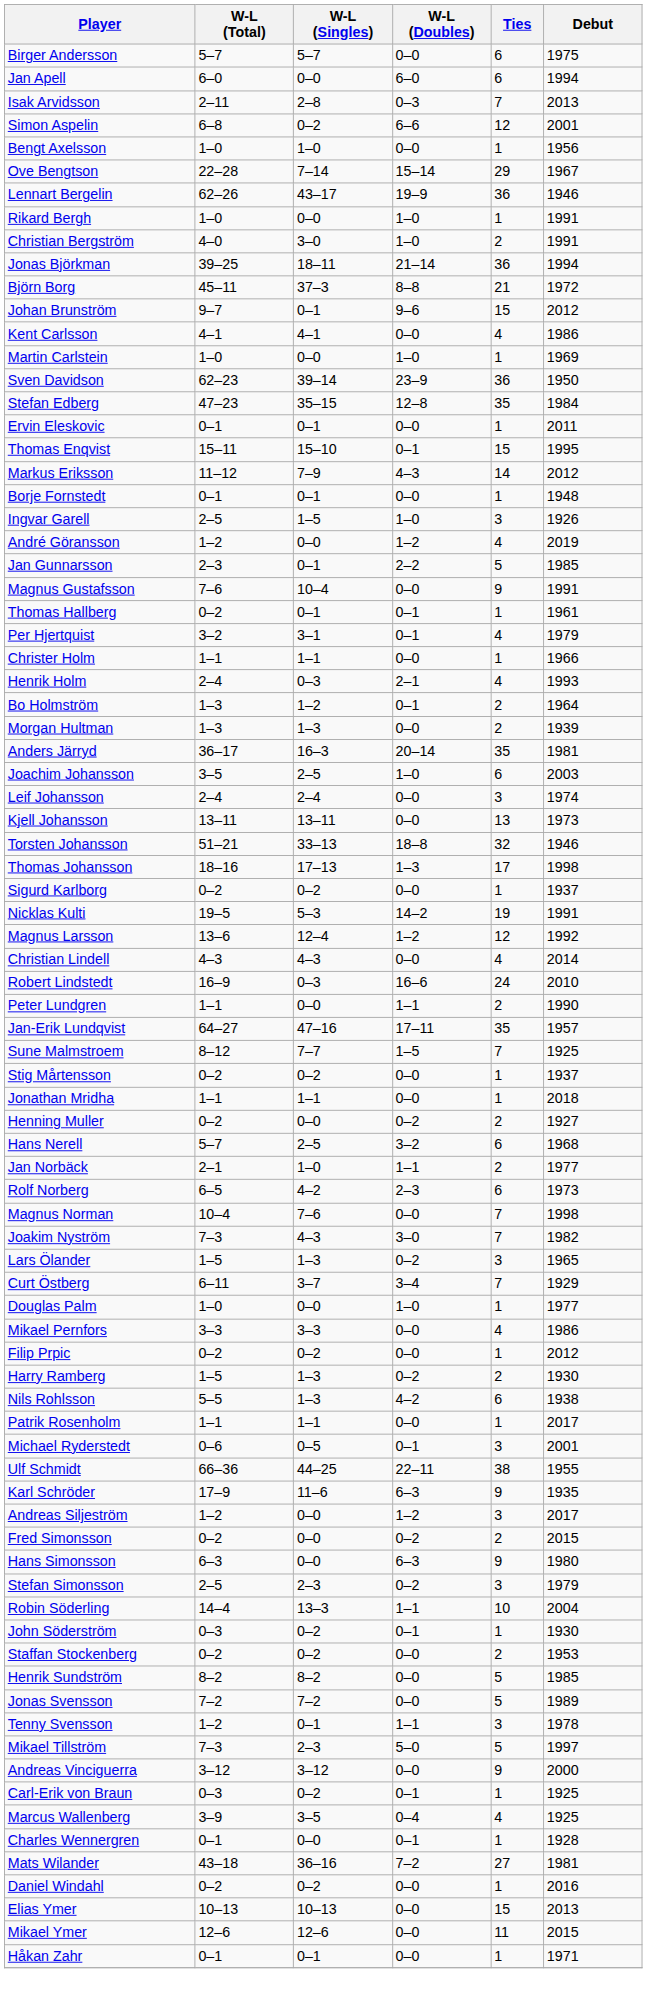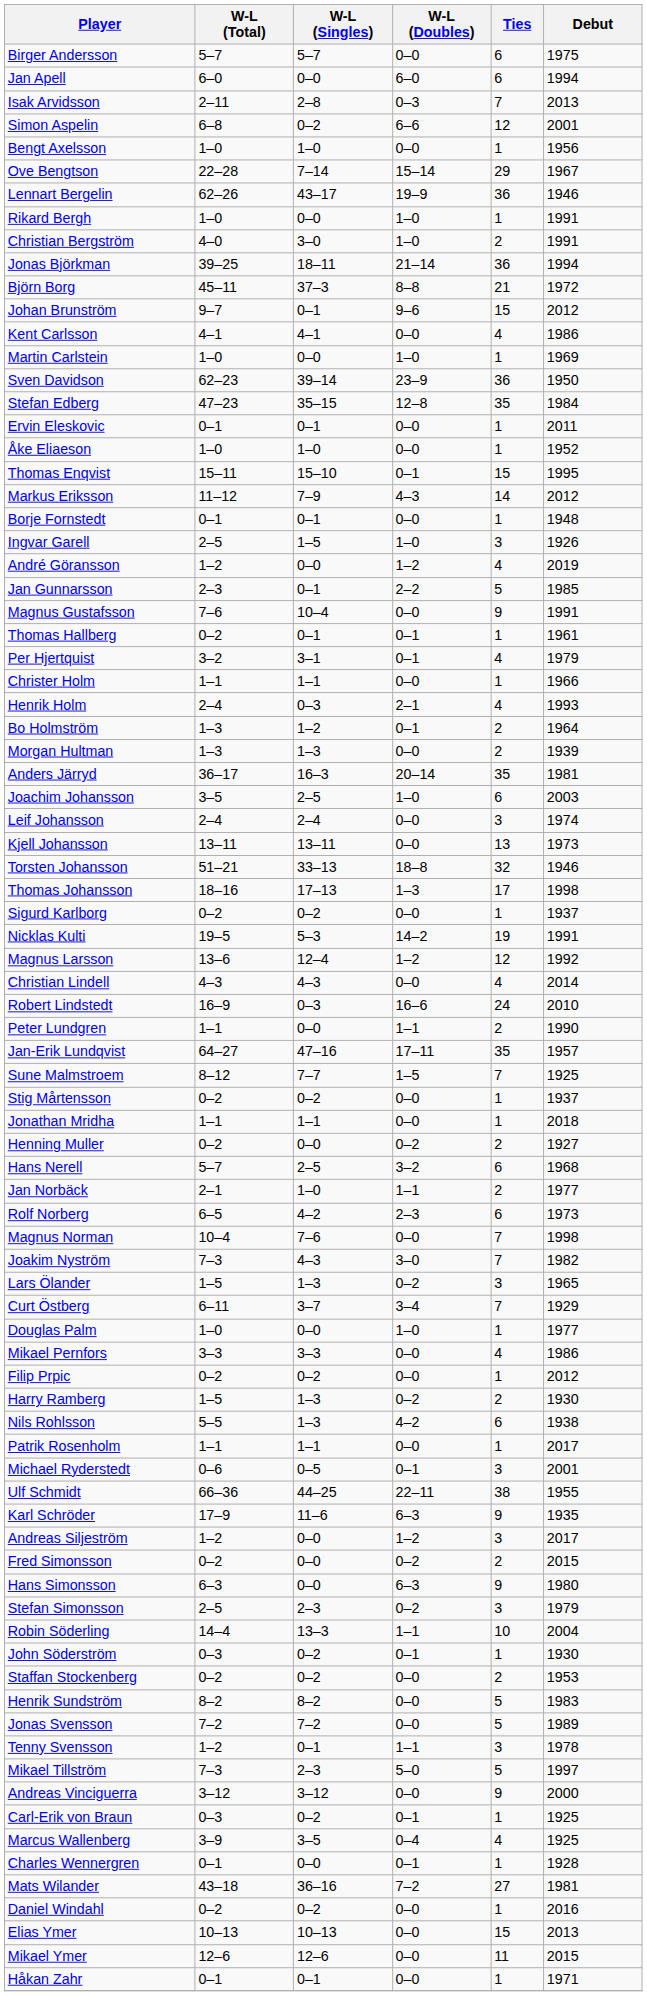+ row: (49, 449)
(563, 1677) 1985 -> (563, 1700) 1983
